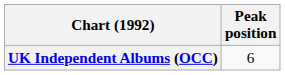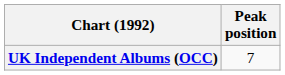(251, 57) 6 -> (251, 57) 7
